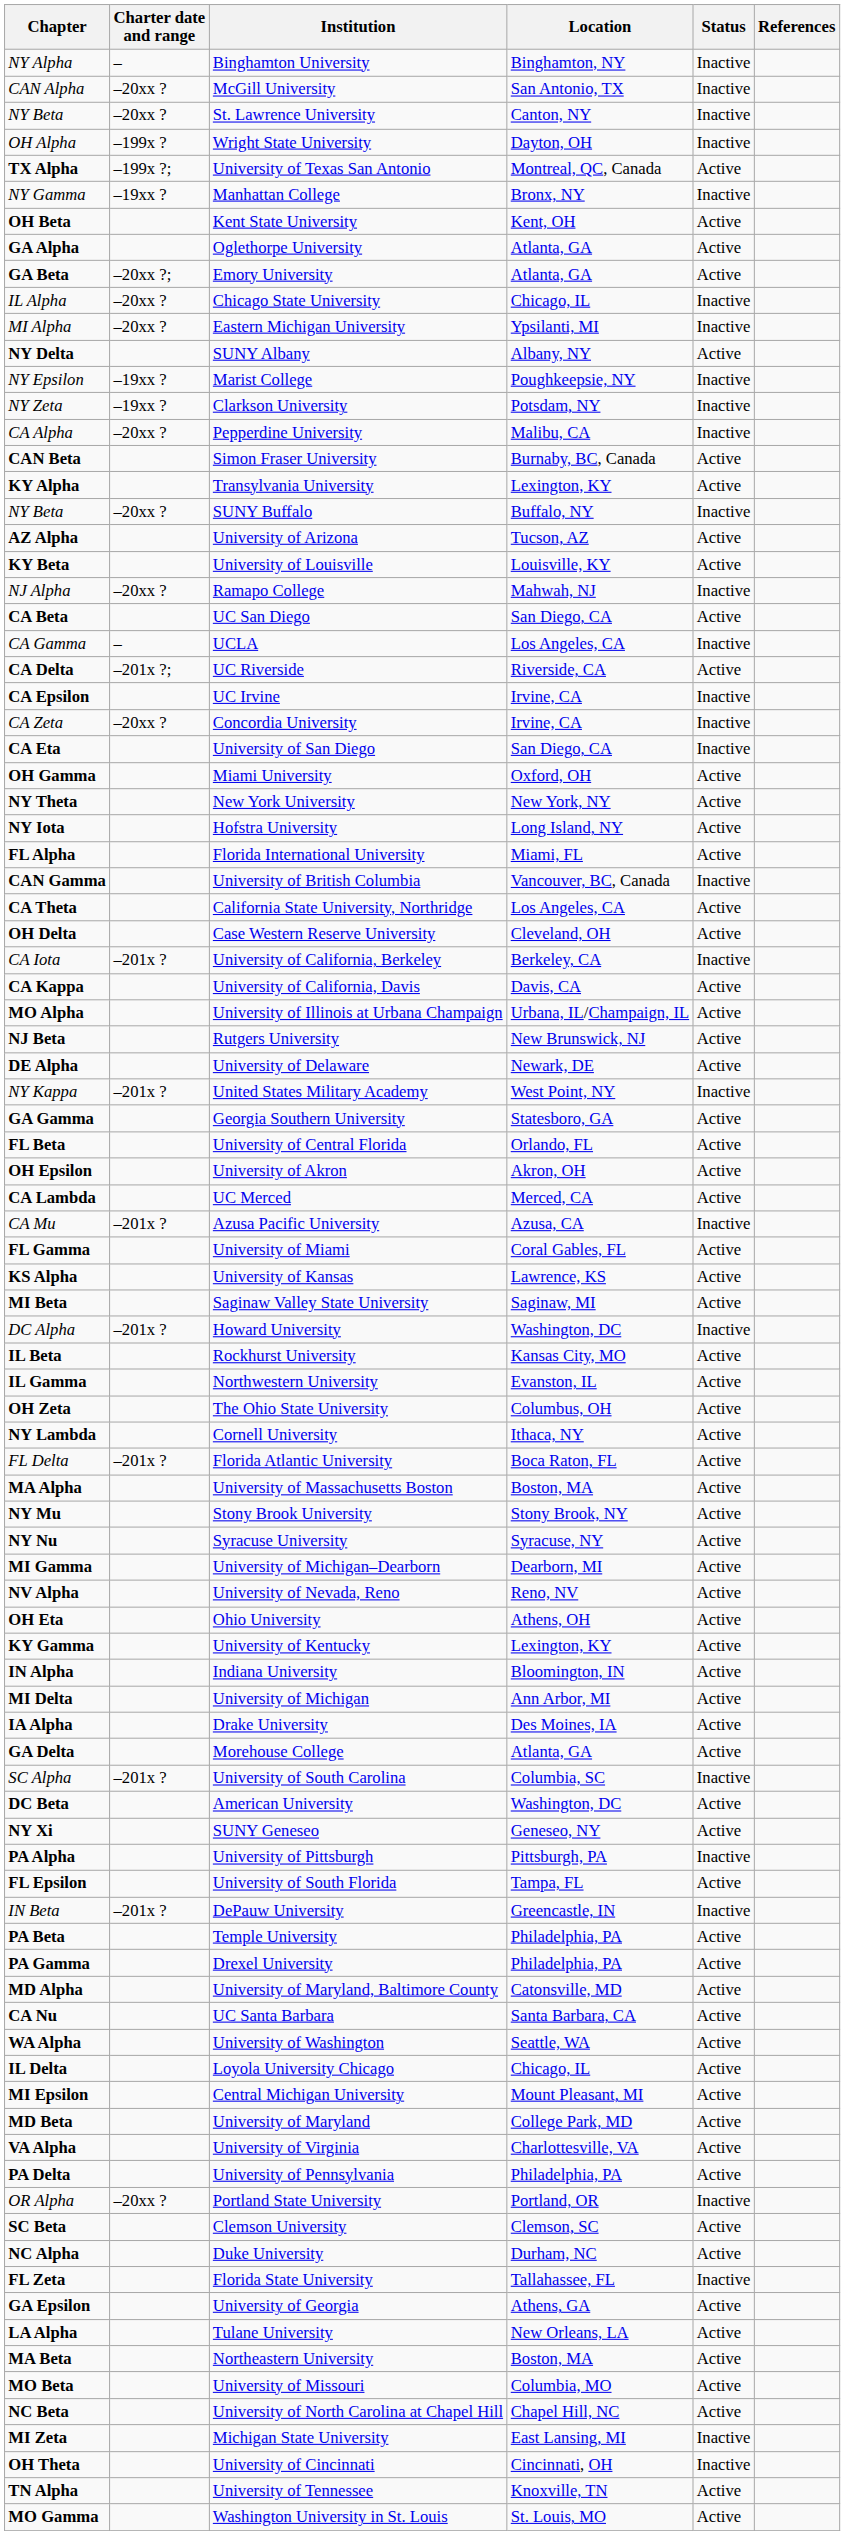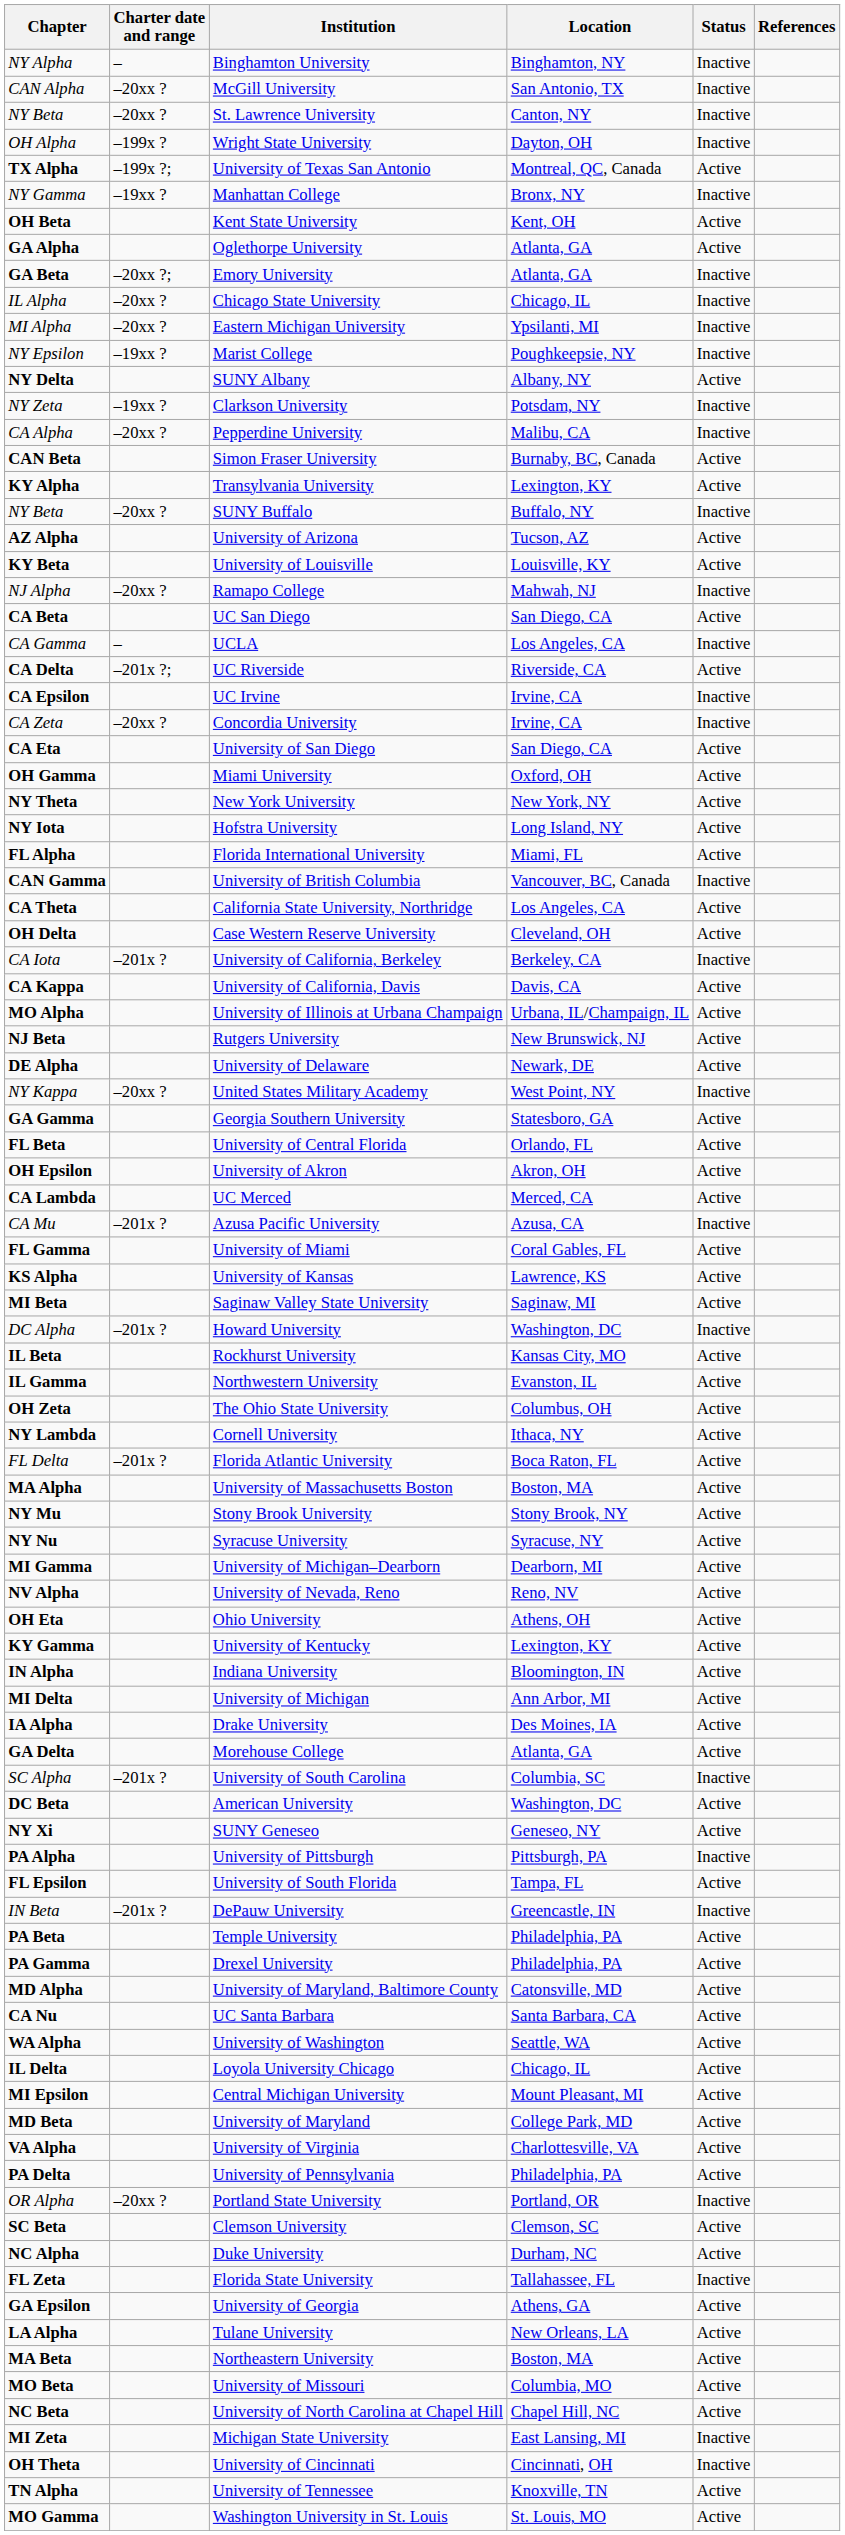(719, 273) Active -> (724, 273) Inactive
rows swapped: (261, 353) <-> (263, 379)
(724, 748) Inactive -> (719, 748) Active
(140, 1092) –201x ? -> (140, 1092) –20xx ?
